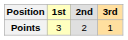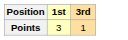- column: (84, 12)
